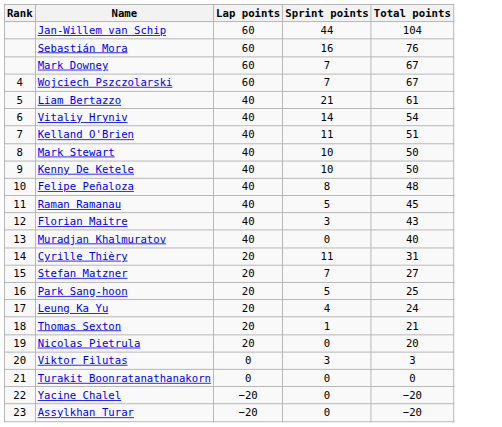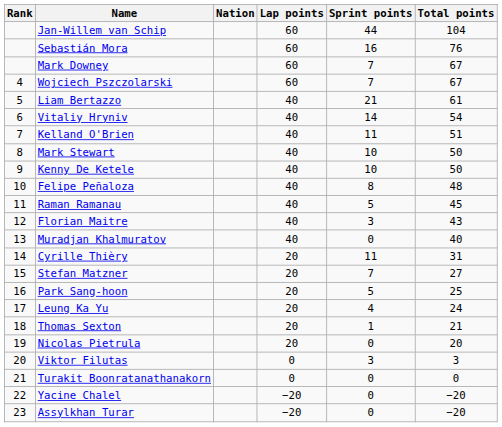+ column: (235, 13)
